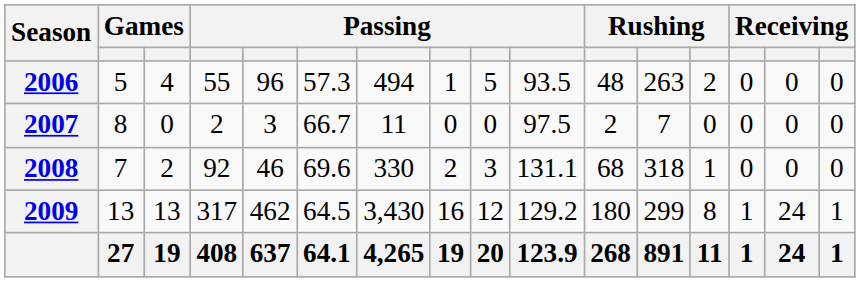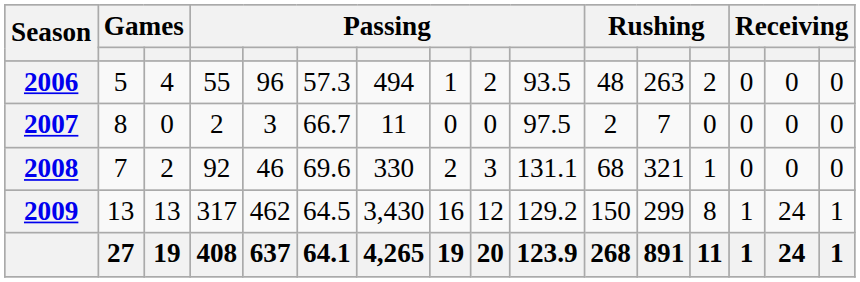(490, 81) 5 -> (490, 81) 2
(664, 168) 318 -> (664, 168) 321
(611, 211) 180 -> (611, 211) 150
